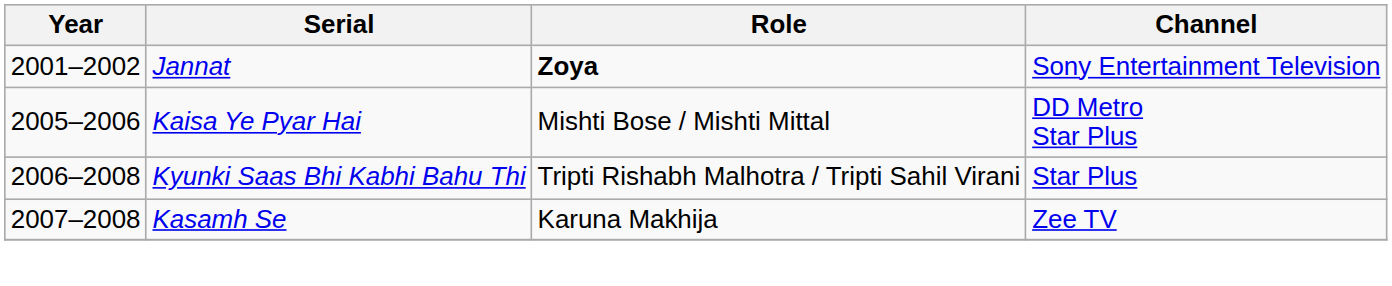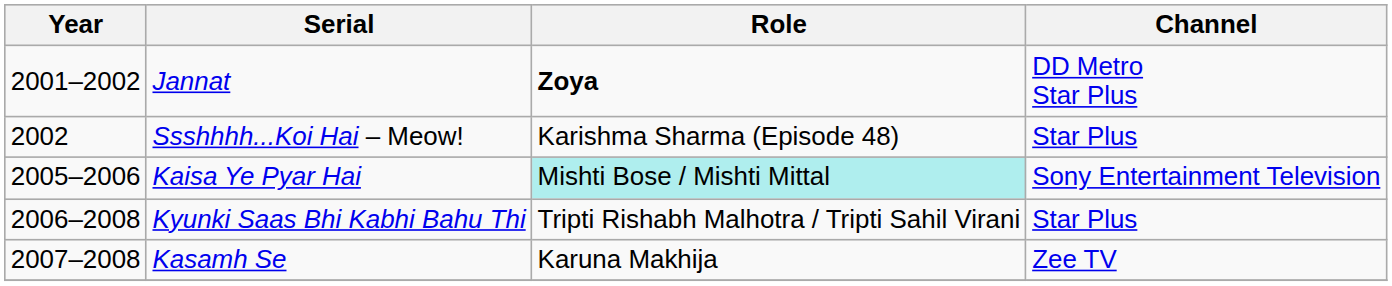(1206, 66) Sony Entertainment Television -> (1088, 80) DD Metro Star Plus
+ row: (308, 136)
(684, 121) no background -> (684, 177) paleturquoise background
(1088, 121) DD Metro Star Plus -> (1206, 177) Sony Entertainment Television
